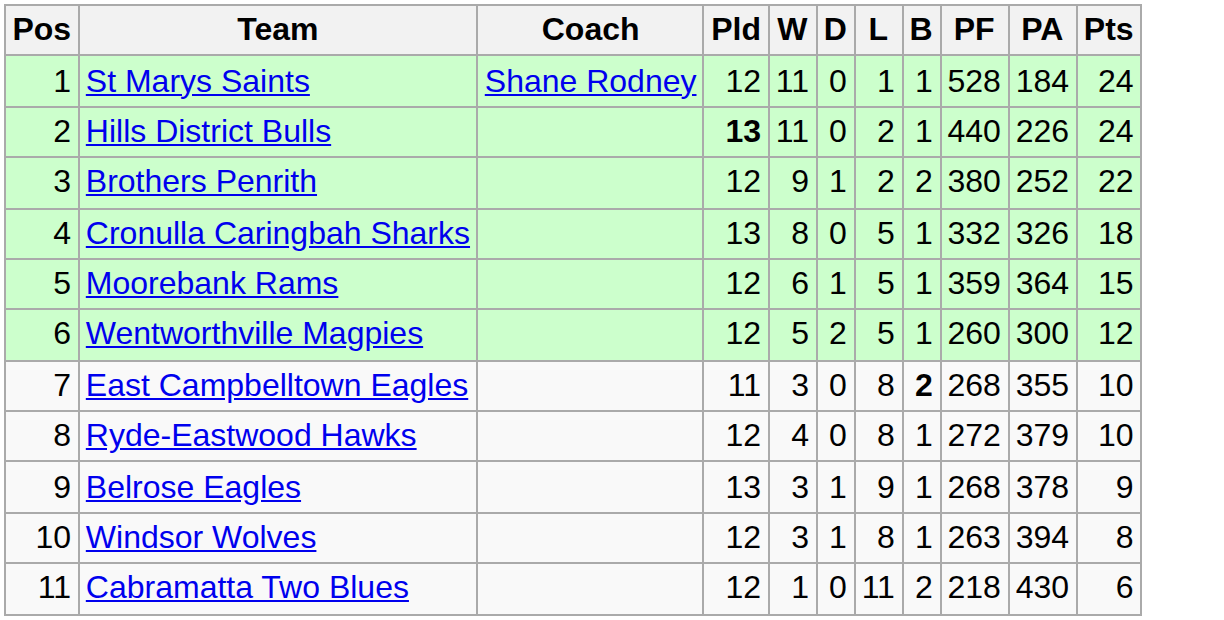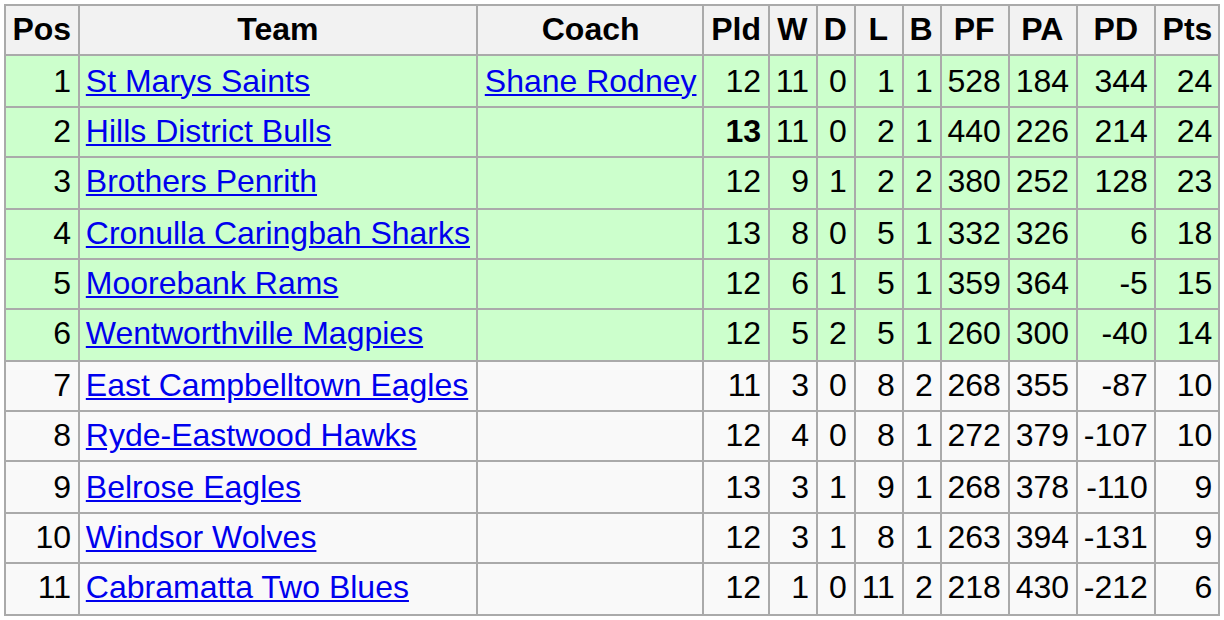+ column: (1116, 29)
(1116, 182) 22 -> (1195, 182) 23
(1116, 334) 12 -> (1195, 334) 14
(924, 385) bold -> (924, 385) normal
(1125, 537) 8 -> (1204, 537) 9
